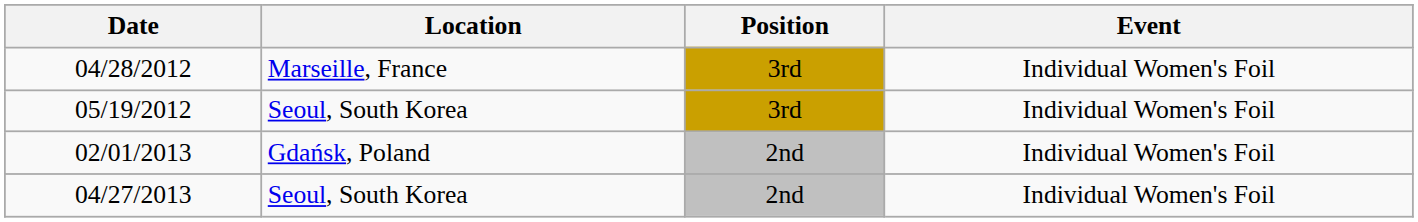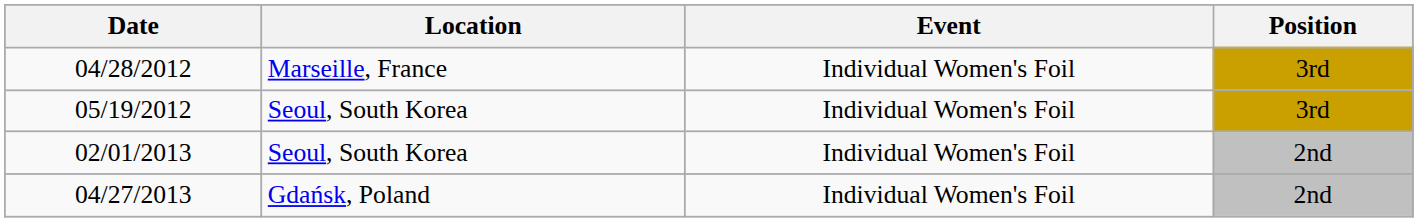columns swapped: (1149, 26) <-> (785, 26)
(349, 152) Gdańsk, Poland -> (368, 152) Seoul, South Korea
(368, 195) Seoul, South Korea -> (349, 195) Gdańsk, Poland
